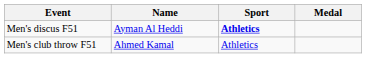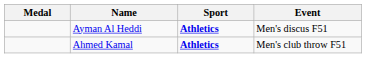columns swapped: (328, 12) <-> (58, 12)
(239, 45) normal -> (199, 45) bold
